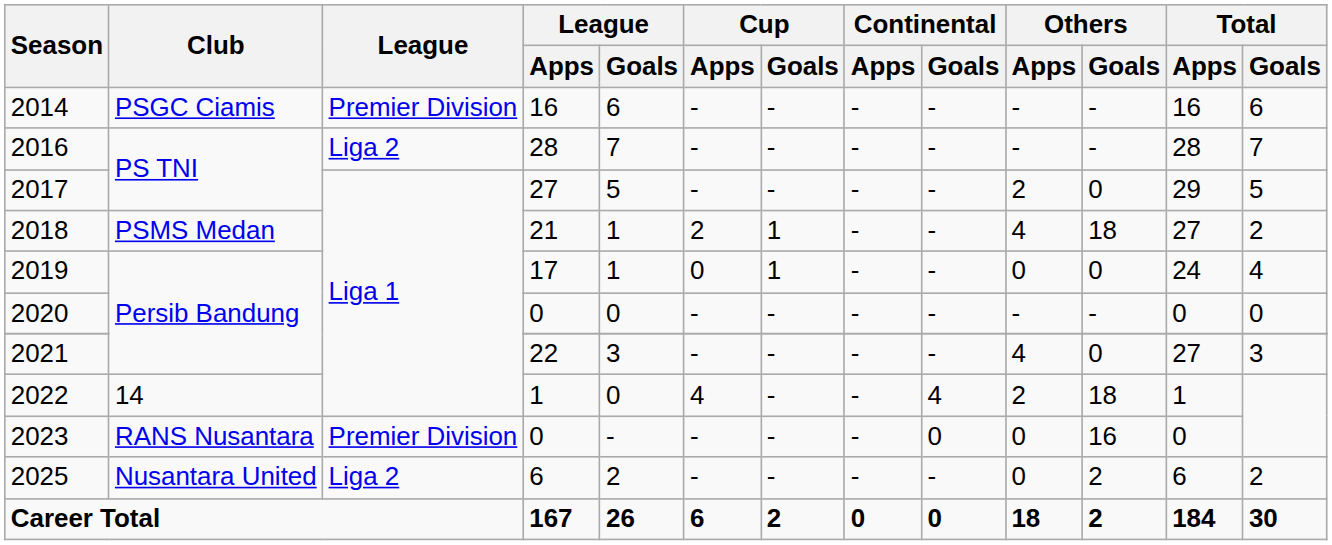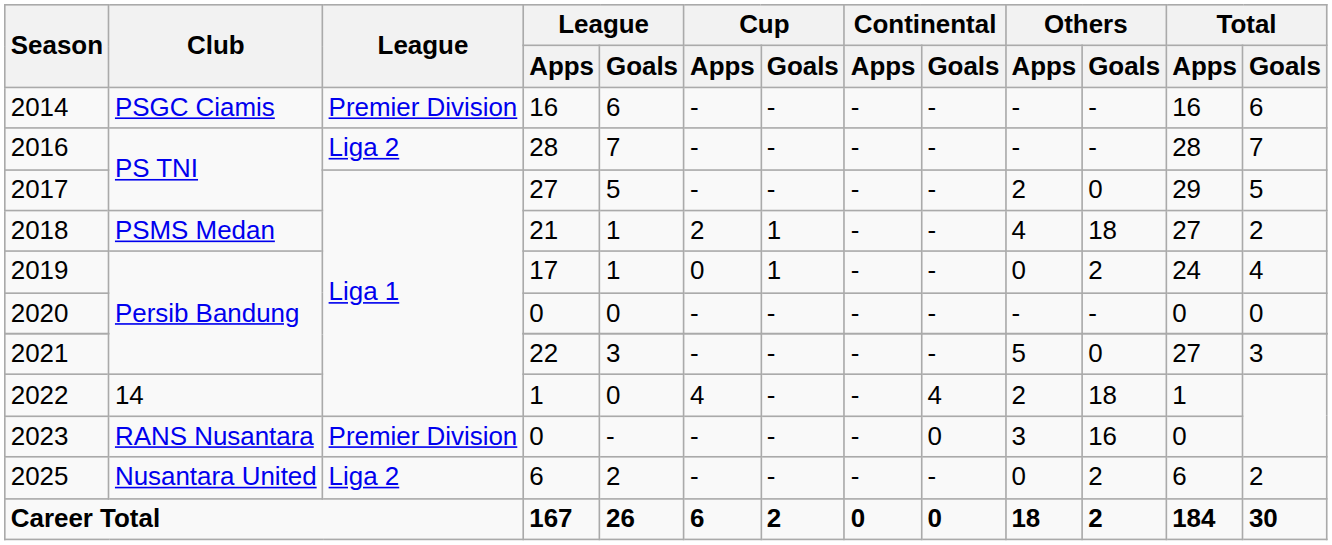(1095, 271) 0 -> (1095, 271) 2
(1019, 353) 4 -> (1019, 353) 5
(1019, 436) 0 -> (1019, 436) 3
